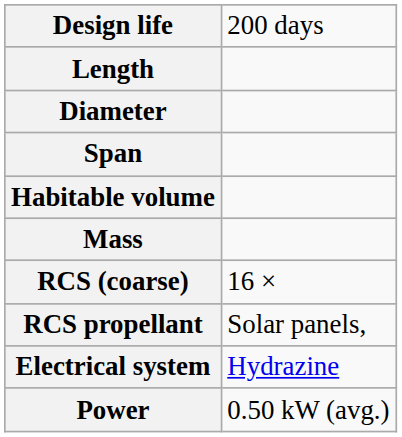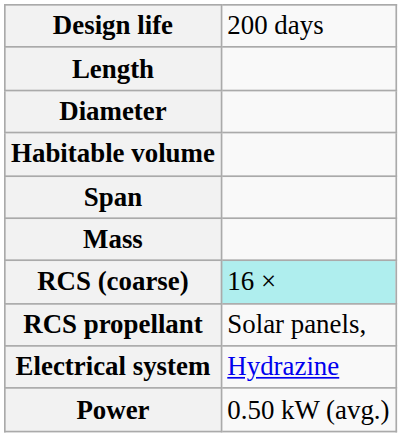rows swapped: (113, 153) <-> (113, 196)
(252, 281) no background -> (252, 281) paleturquoise background
